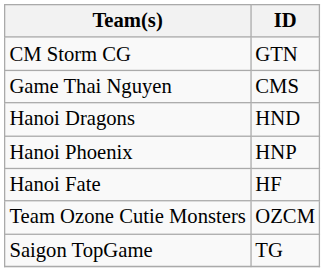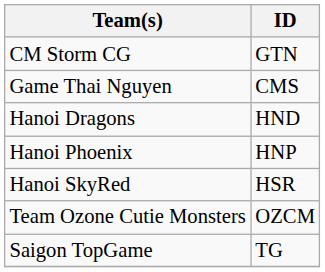+ row: (70, 184)
- row: (55, 184)
